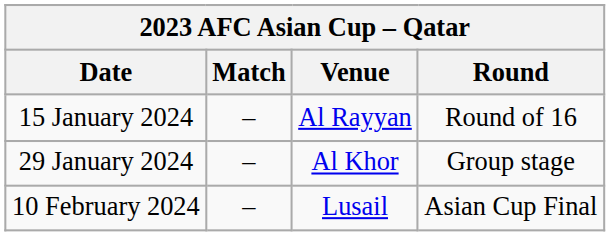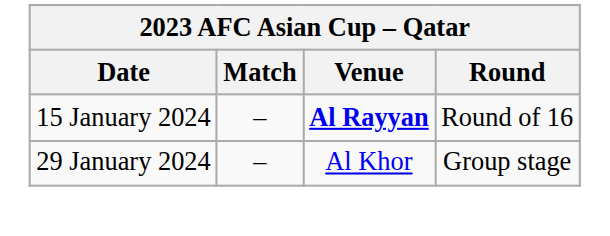(355, 117) normal -> (369, 117) bold
- row: (106, 207)
